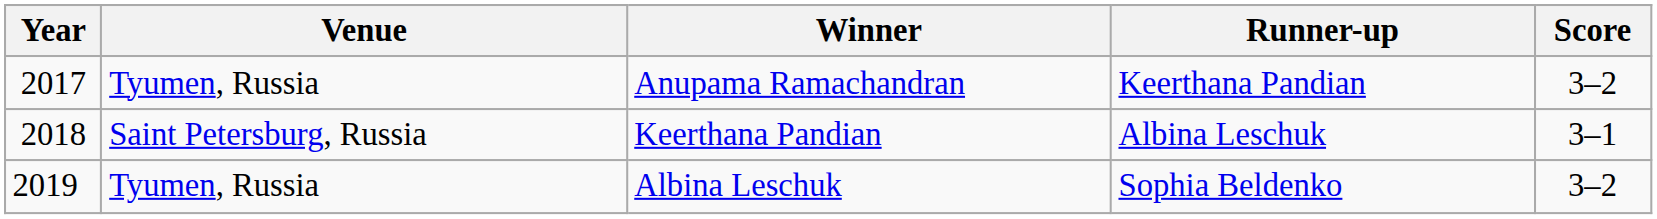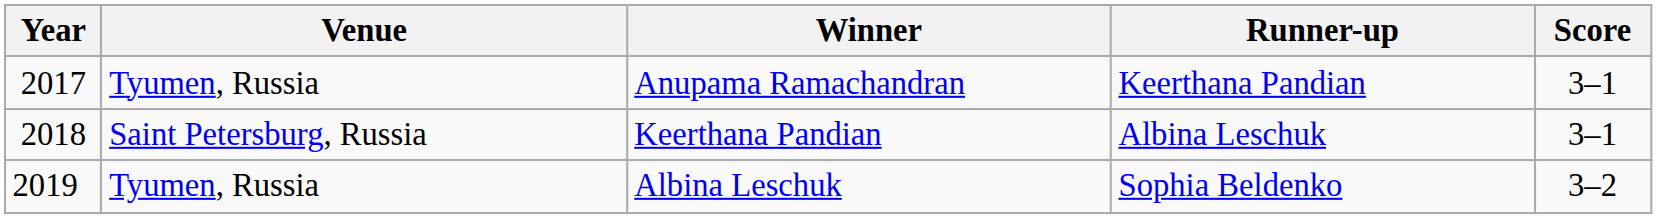(1593, 82) 3–2 -> (1593, 82) 3–1
